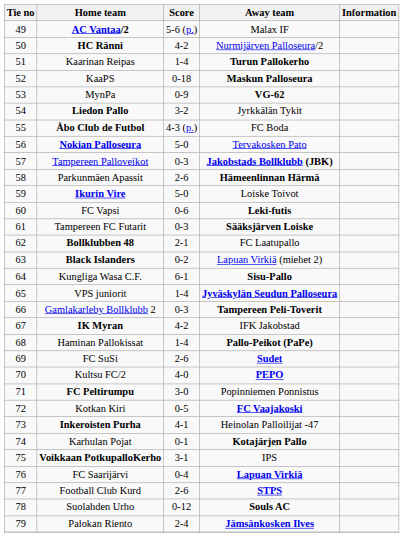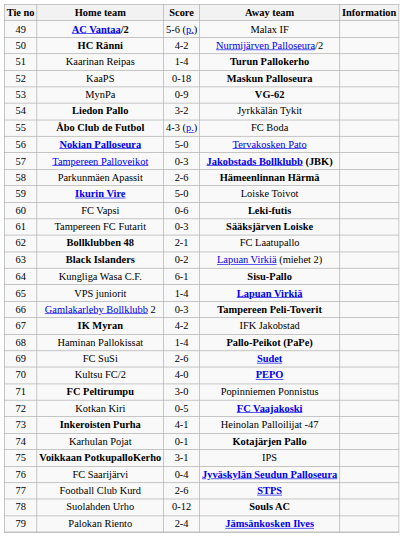(270, 293) Jyväskylän Seudun Palloseura -> (270, 293) Lapuan Virkiä
(270, 474) Lapuan Virkiä -> (270, 474) Jyväskylän Seudun Palloseura
